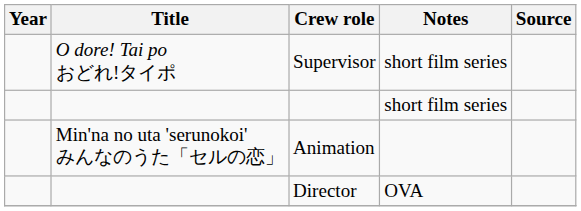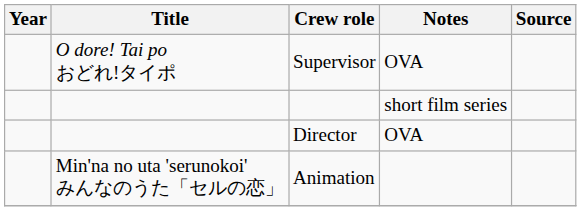(446, 62) short film series -> (404, 62) OVA
rows swapped: (170, 146) <-> (170, 190)
